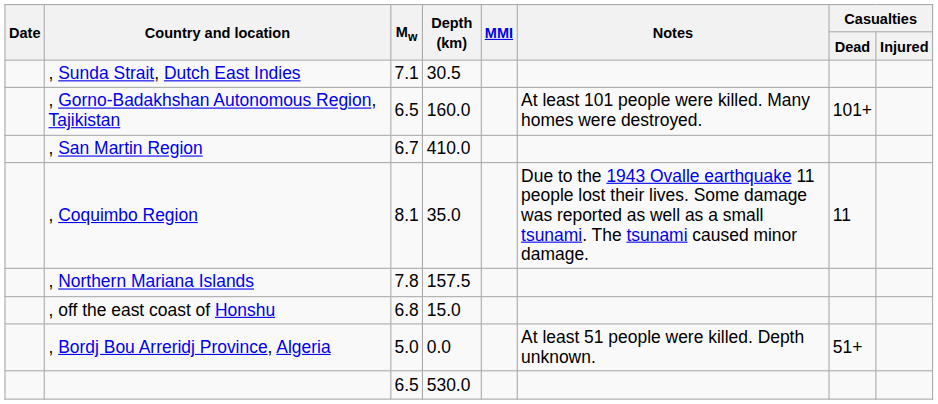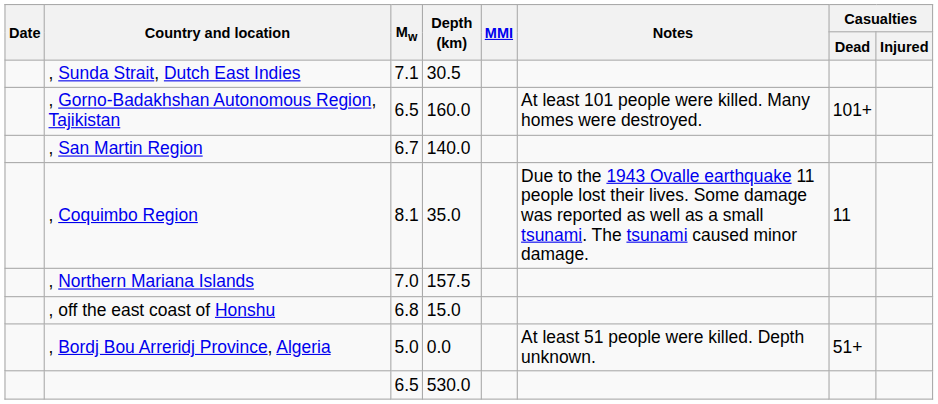(449, 148) 410.0 -> (449, 148) 140.0
(407, 282) 7.8 -> (407, 282) 7.0
